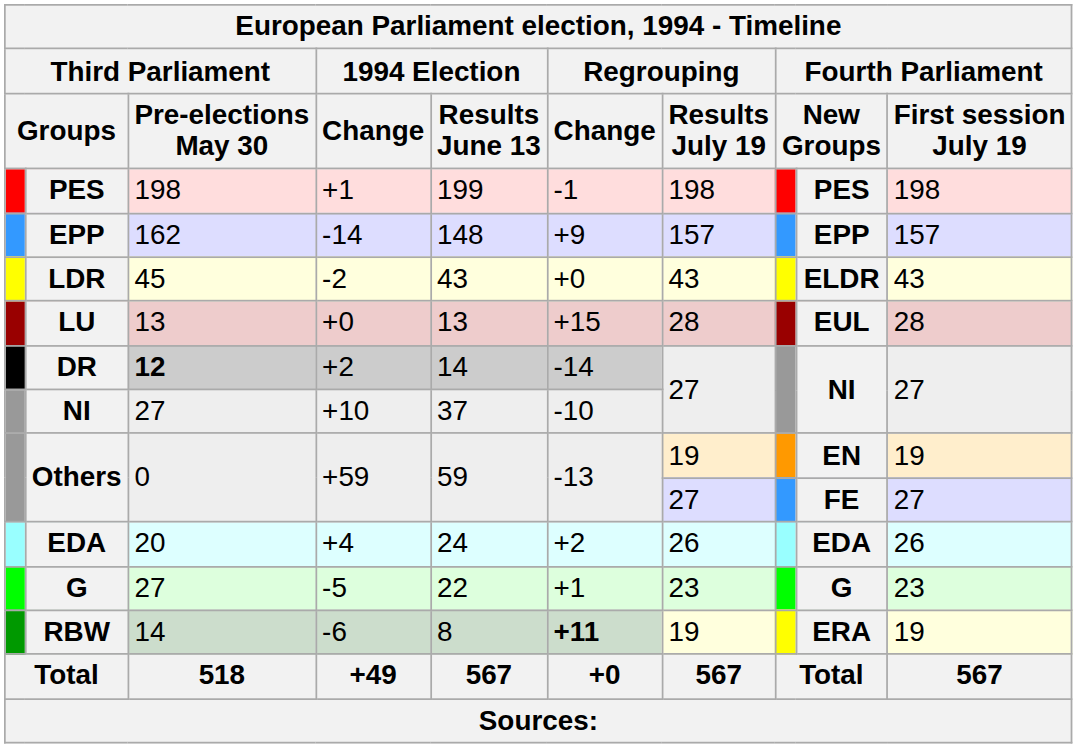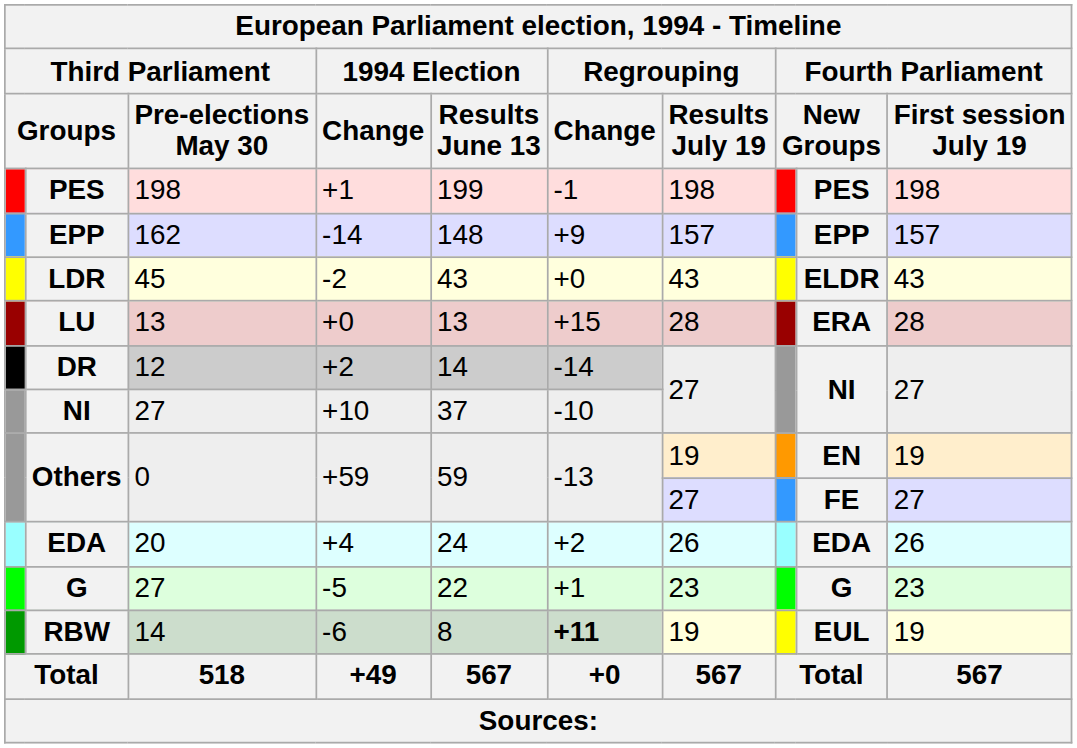(842, 322) EUL -> (842, 322) ERA
(150, 366) bold -> (150, 366) normal
(842, 631) ERA -> (842, 631) EUL
